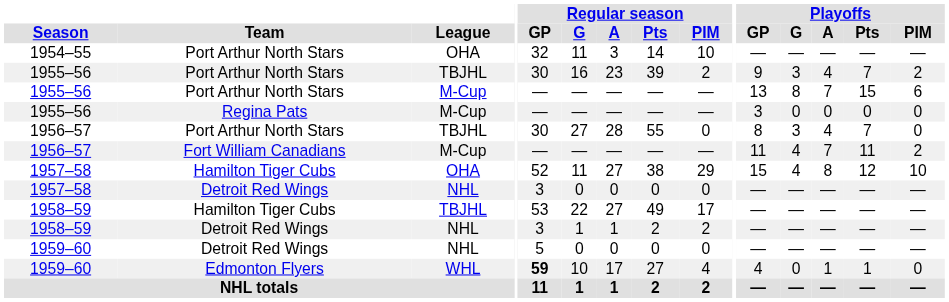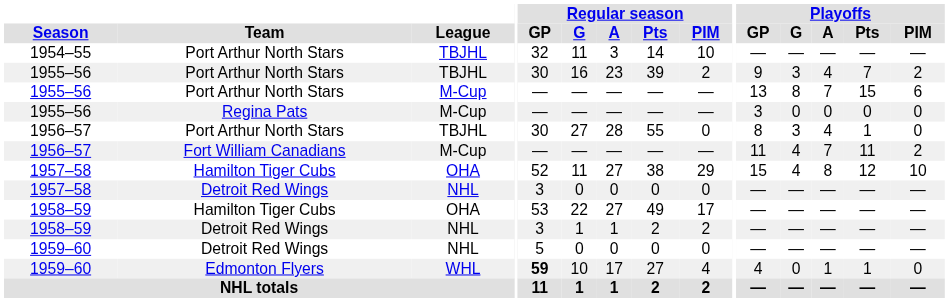(463, 53) OHA -> (463, 53) TBJHL
(867, 131) 7 -> (867, 131) 1
(463, 209) TBJHL -> (463, 209) OHA
